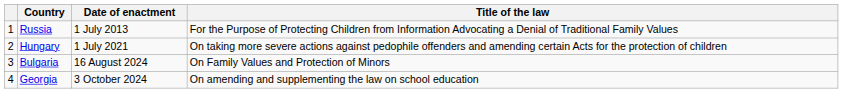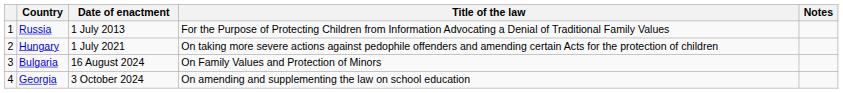+ column: (818, 12)
